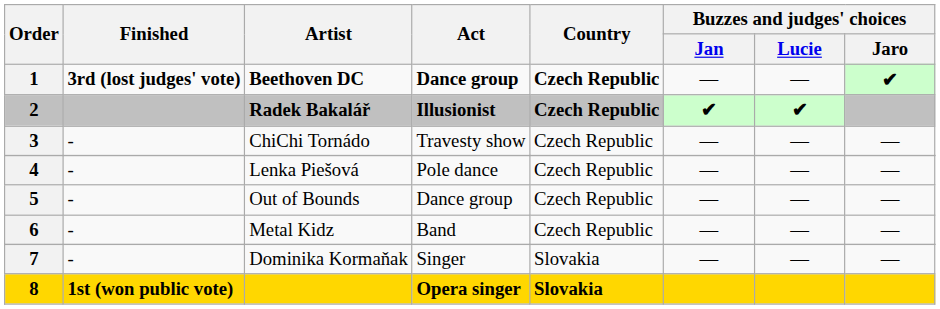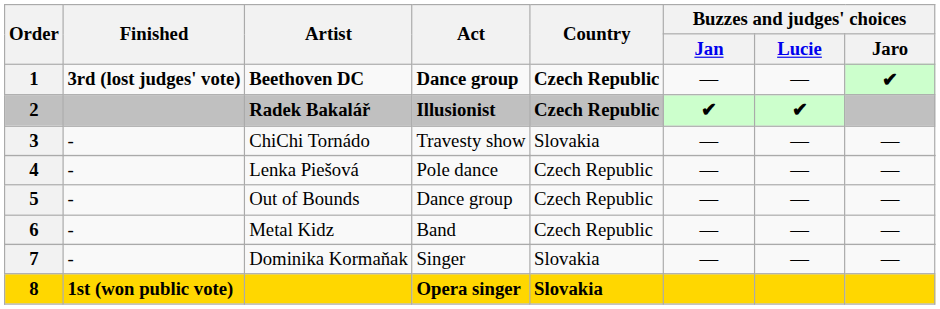(594, 140) Czech Republic -> (567, 140) Slovakia
